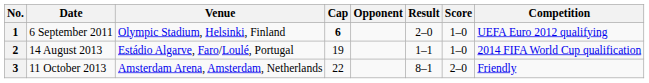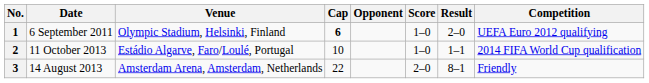columns swapped: (458, 13) <-> (424, 13)
(66, 50) 14 August 2013 -> (68, 50) 11 October 2013
(338, 50) 19 -> (338, 50) 10
(68, 68) 11 October 2013 -> (66, 68) 14 August 2013
